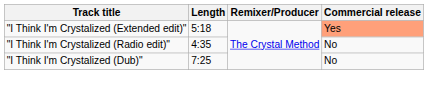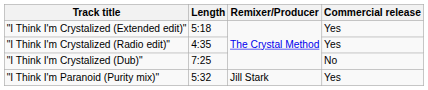(332, 28) lightsalmon background -> (332, 28) no background
(331, 45) No -> (332, 45) Yes
+ row: (83, 77)
